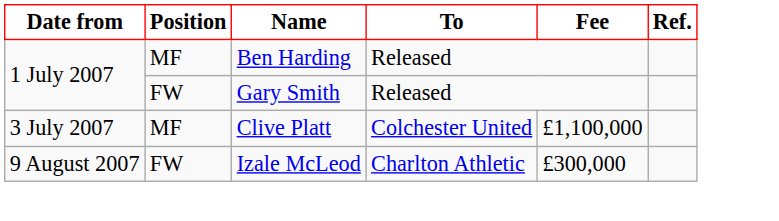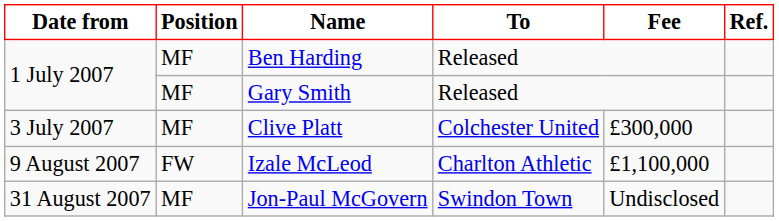(166, 92) FW -> (177, 92) MF
(593, 127) £1,100,000 -> (651, 127) £300,000
(584, 163) £300,000 -> (659, 163) £1,100,000
+ row: (338, 198)
